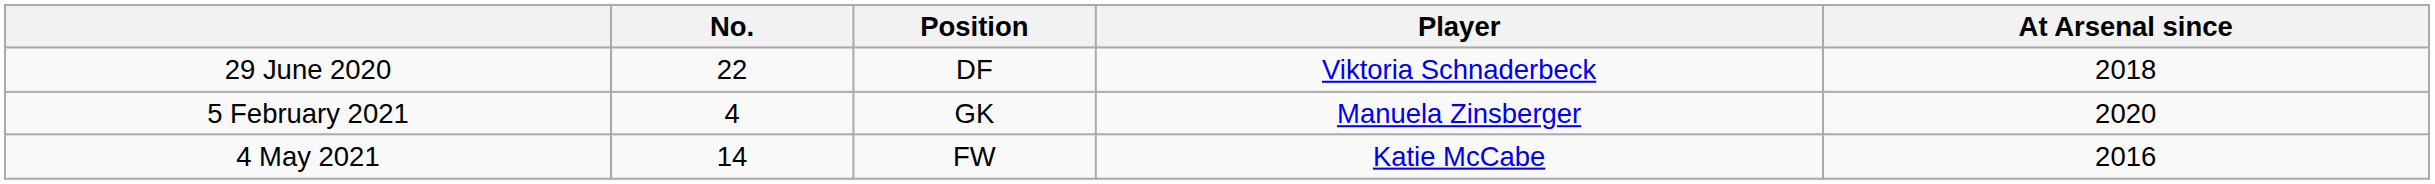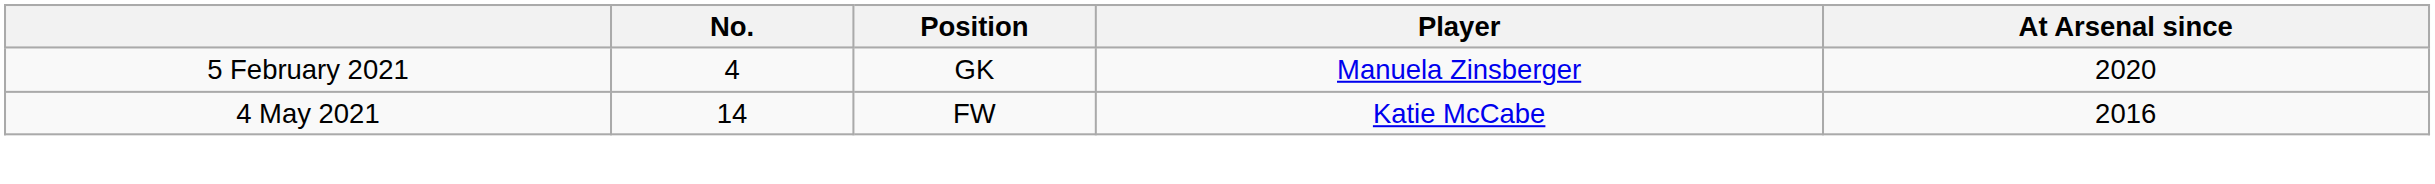- row: (308, 70)
